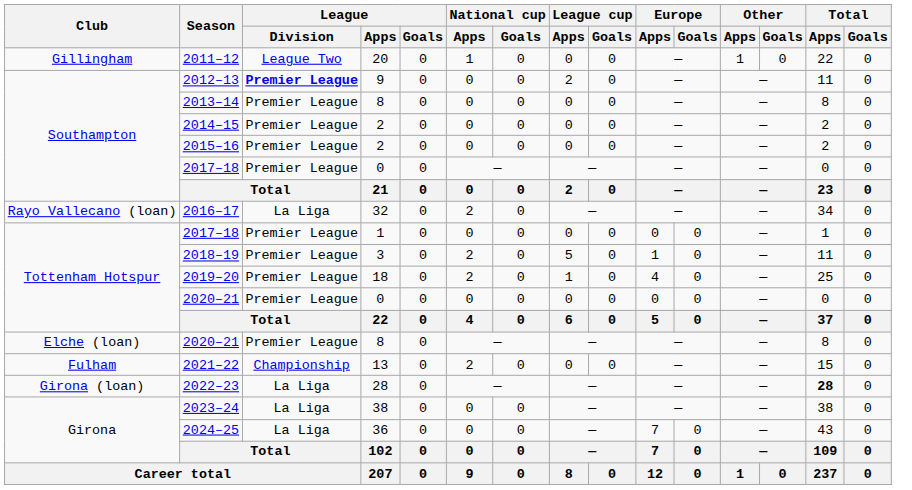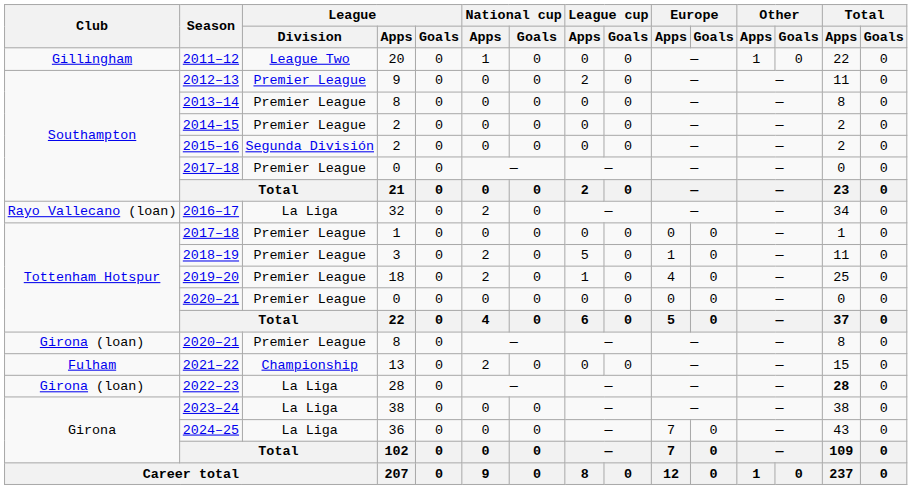(302, 81) bold -> (310, 81) normal
(302, 146) Premier League -> (310, 146) Segunda División
(92, 343) Elche (loan) -> (92, 343) Girona (loan)
